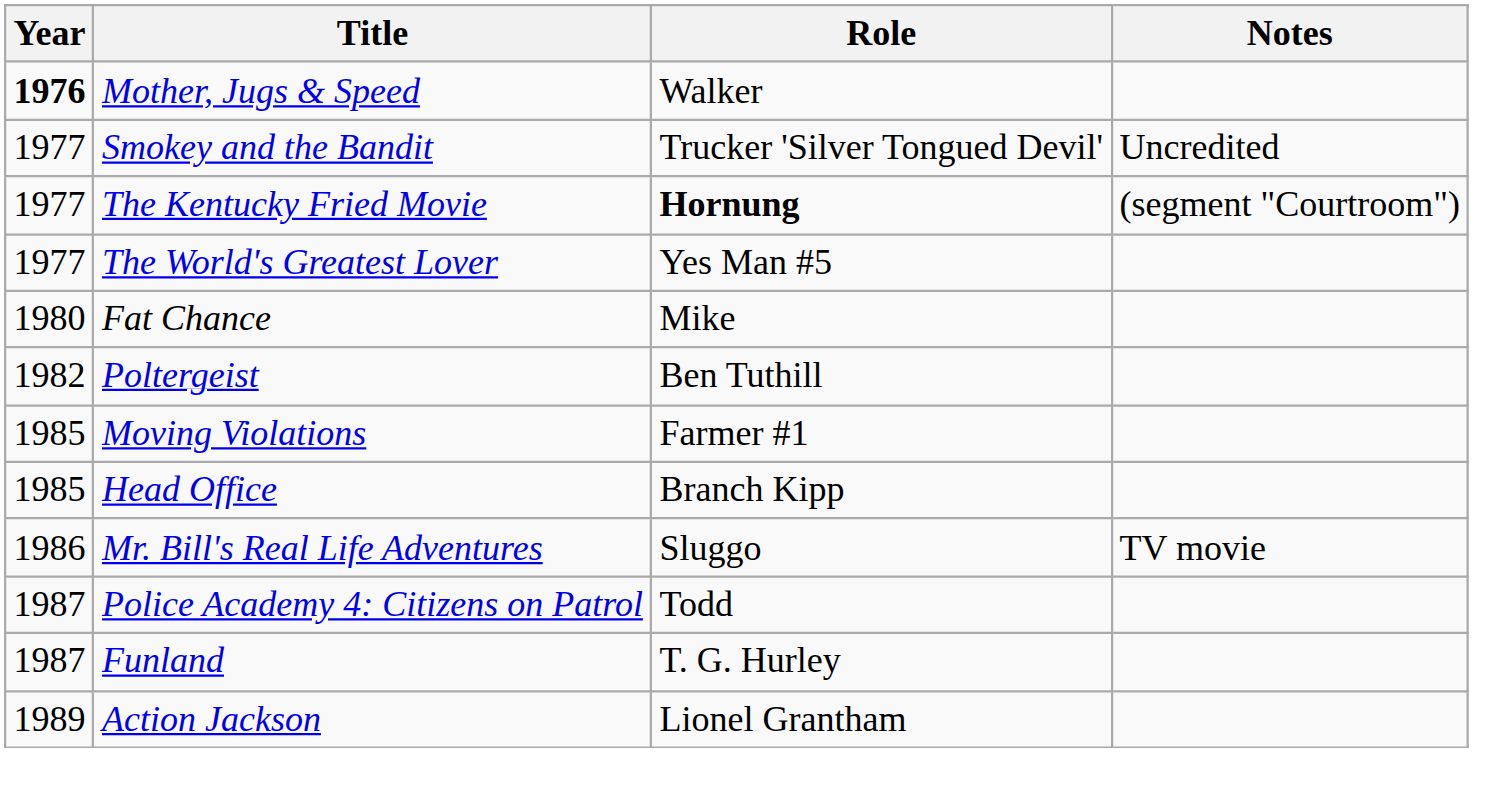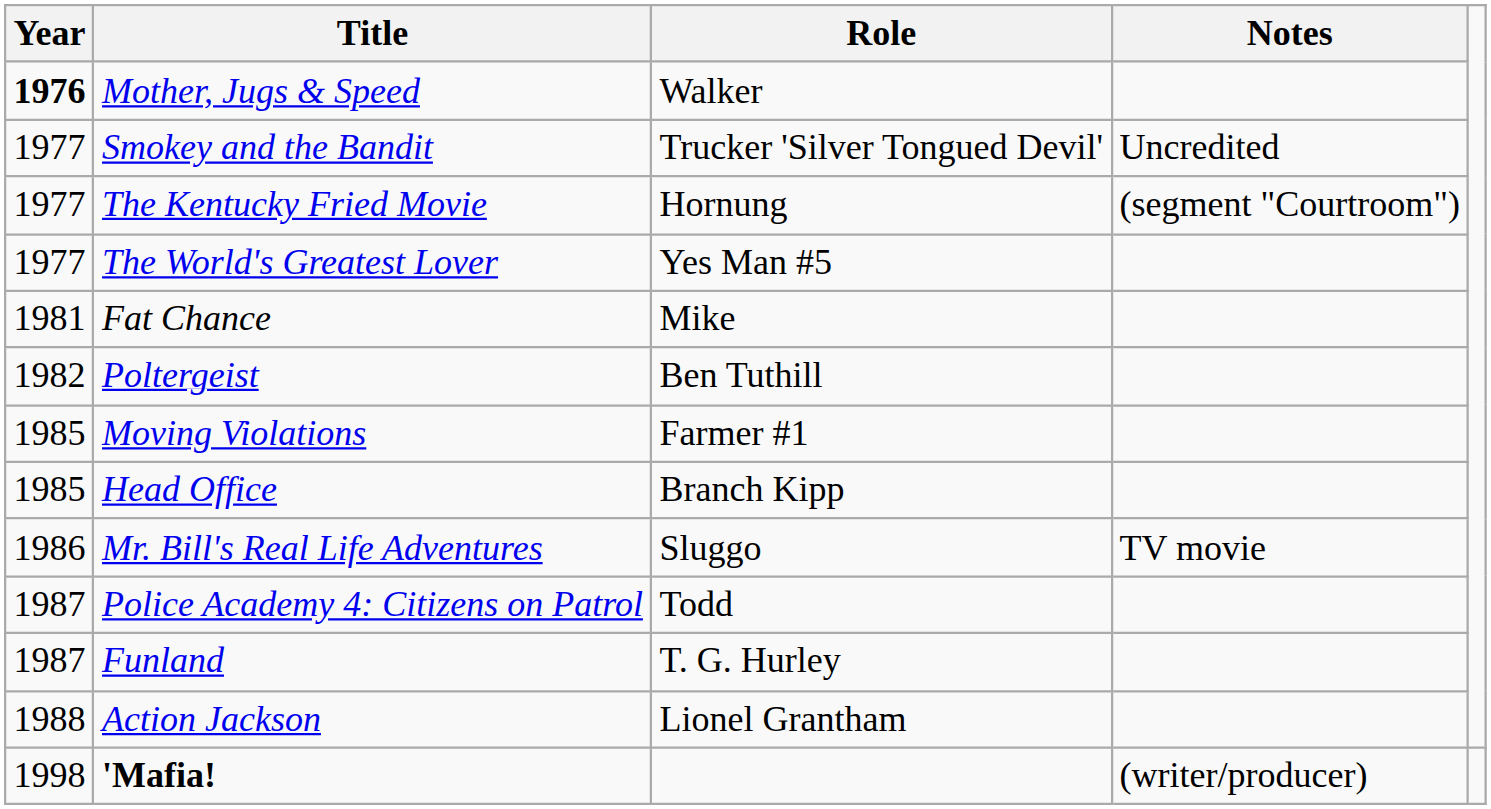(730, 204) bold -> (724, 204) normal
(49, 318) 1980 -> (49, 318) 1981
(49, 718) 1989 -> (49, 718) 1988
+ row: (159, 775)
